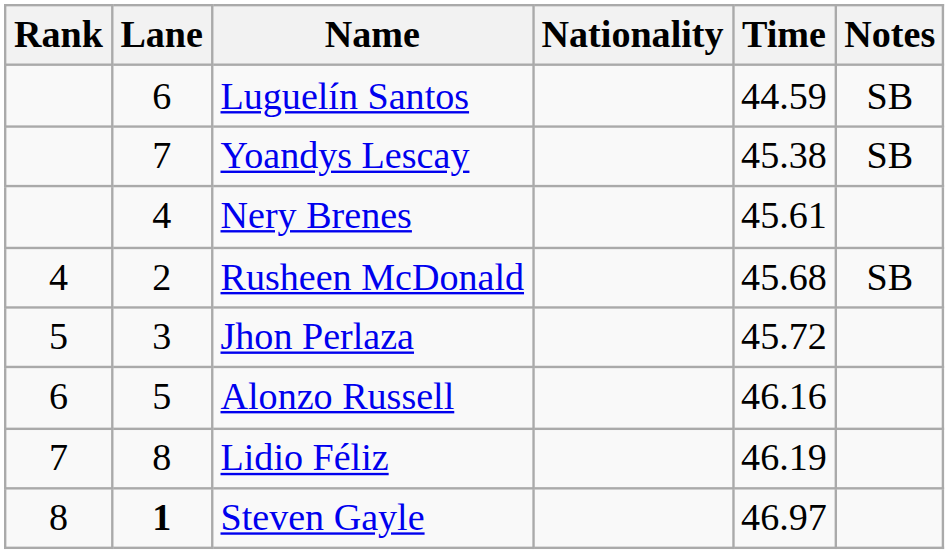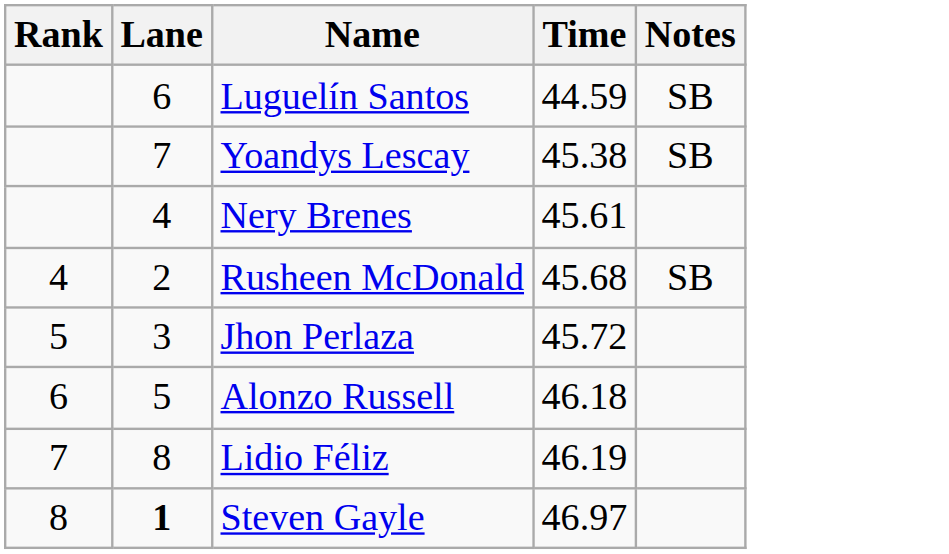- column: (633, 34)
(784, 397) 46.16 -> (584, 397) 46.18
